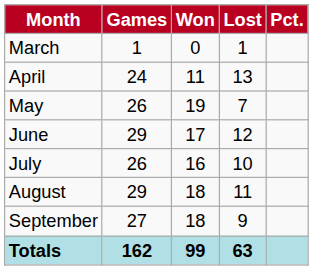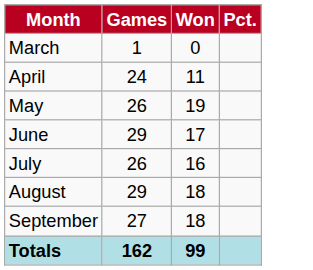- column: (243, 19)
